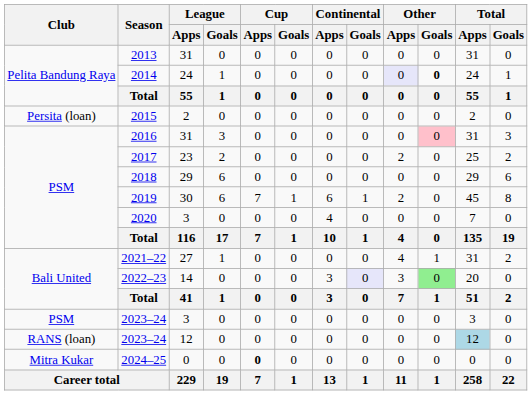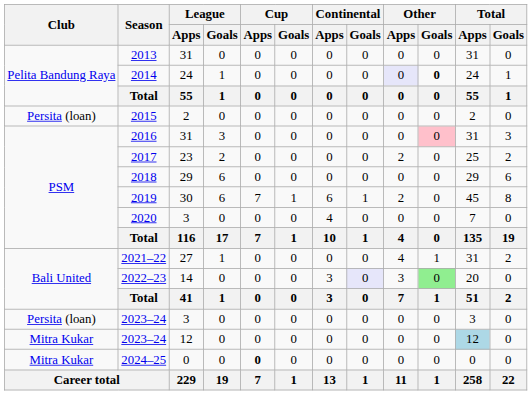(61, 319) PSM -> (61, 319) Persita (loan)
(61, 339) RANS (loan) -> (61, 339) Mitra Kukar
